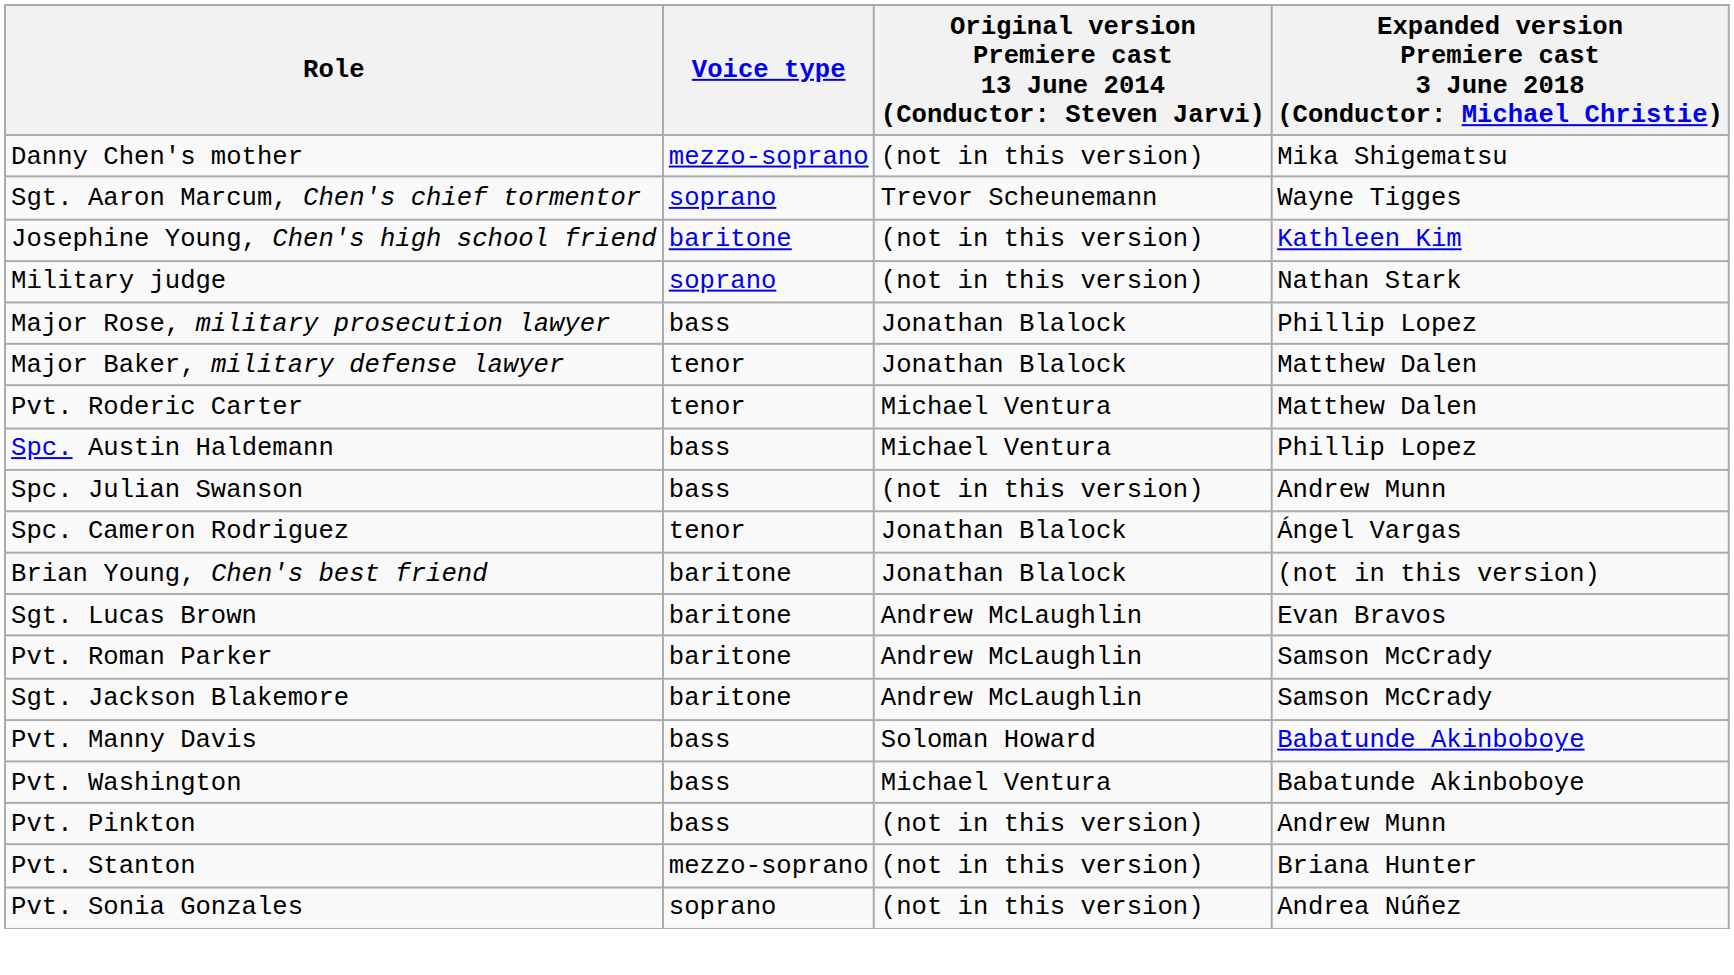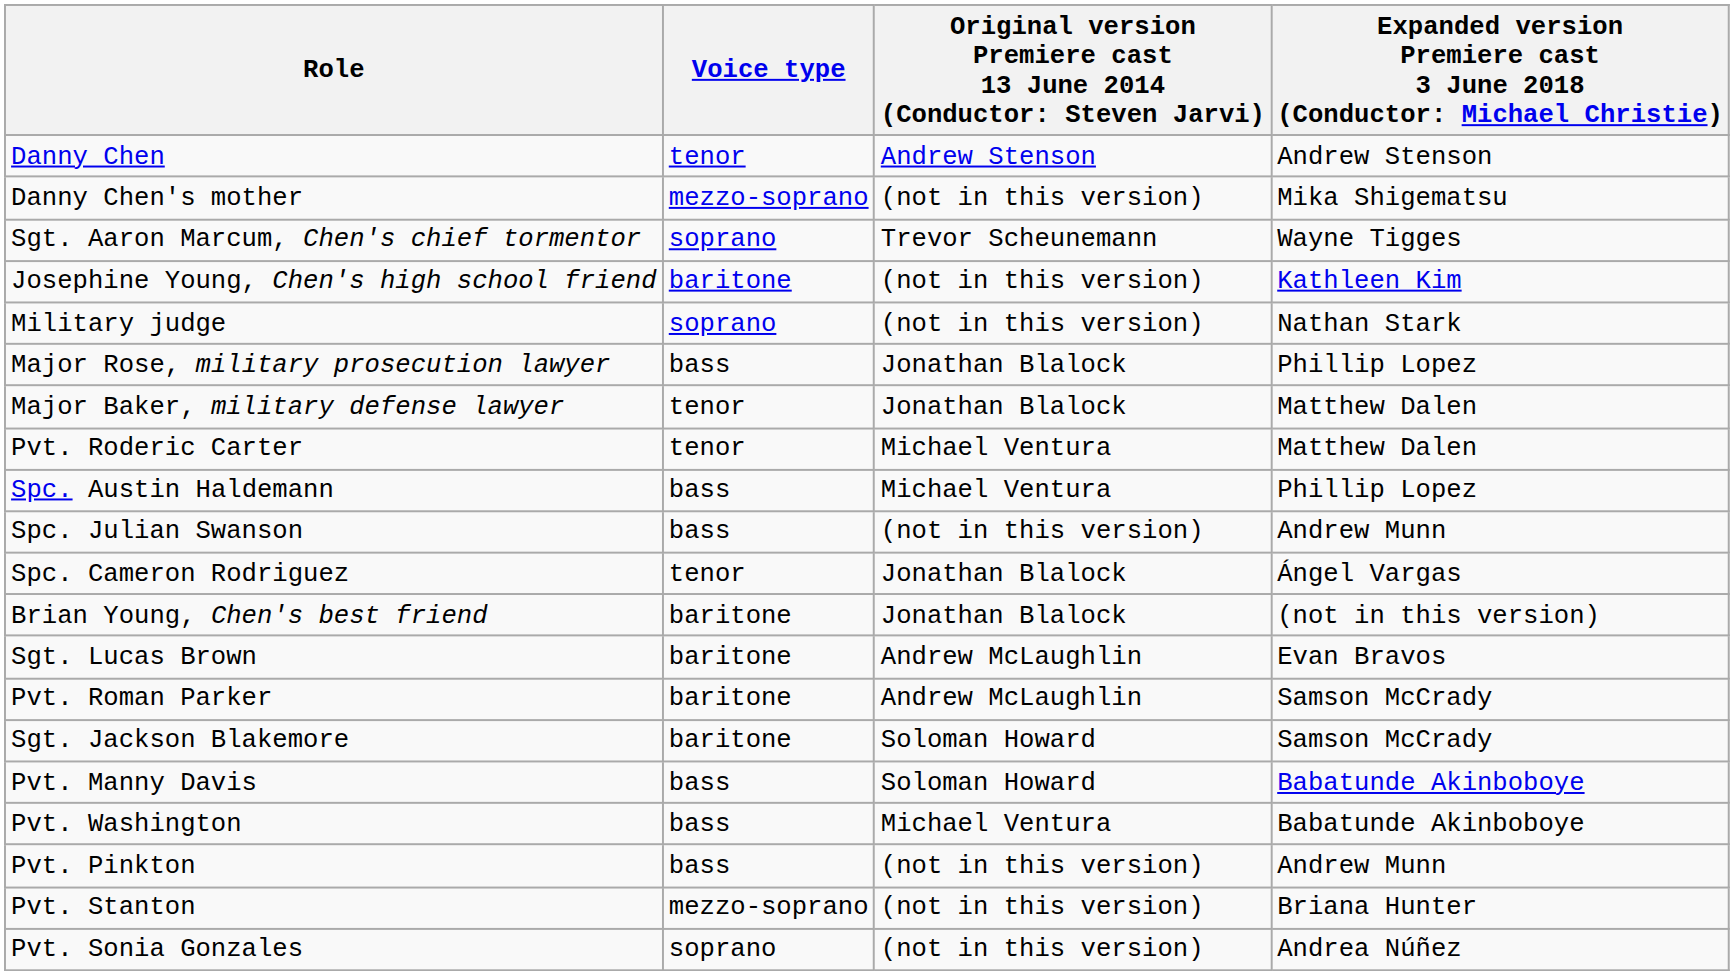+ row: (88, 156)
(1011, 699) Andrew McLaughlin -> (988, 741) Soloman Howard
